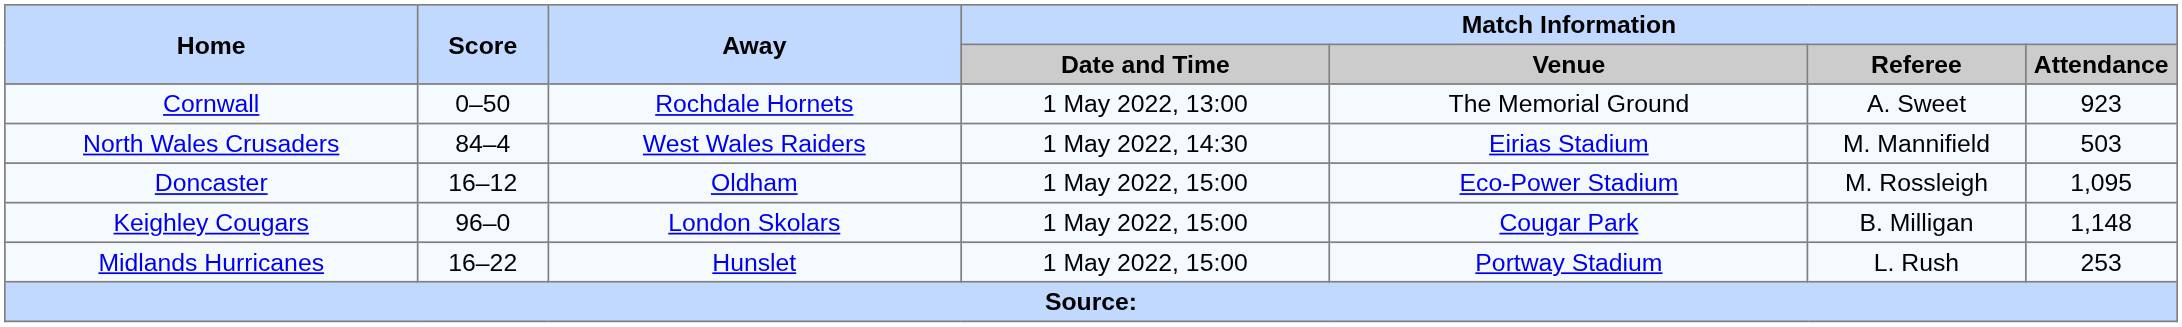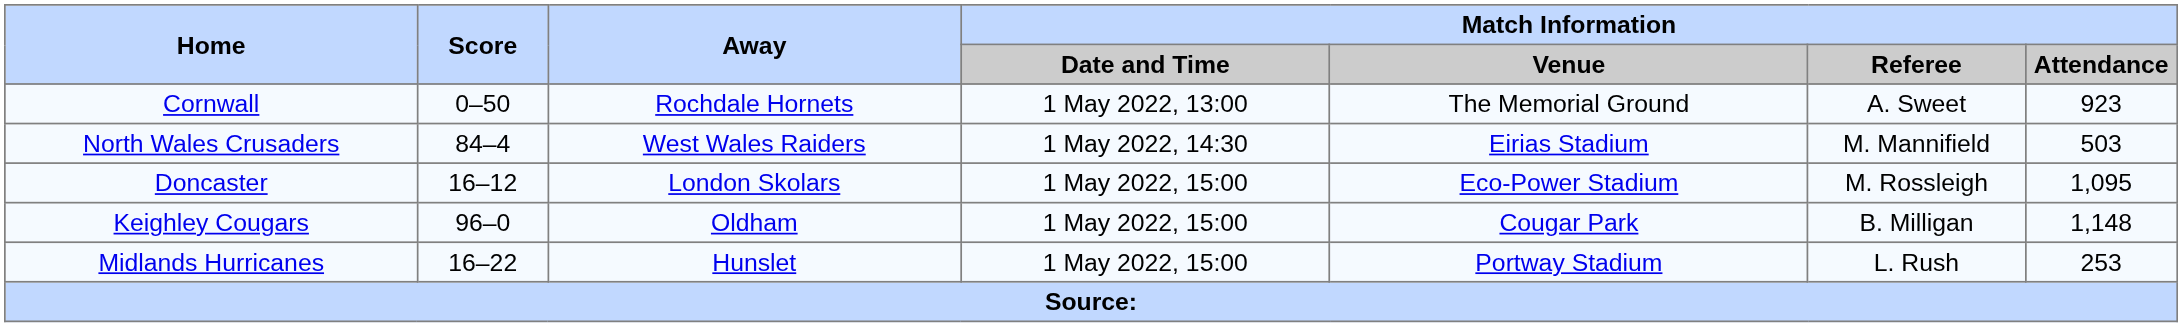(754, 183) Oldham -> (754, 183) London Skolars
(754, 222) London Skolars -> (754, 222) Oldham
